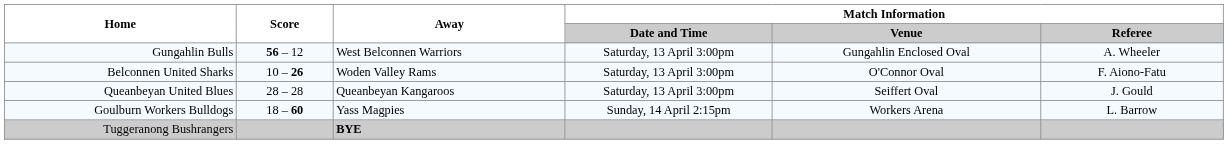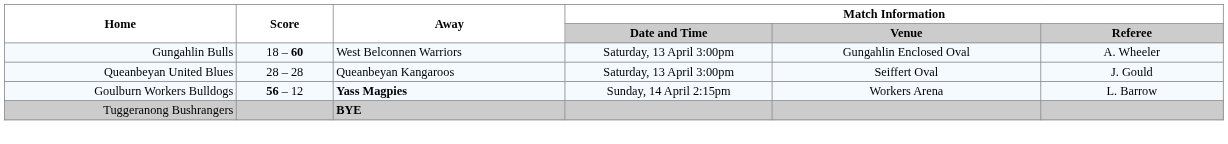(285, 52) 56 – 12 -> (285, 52) 18 – 60
- row: (170, 71)
(285, 110) 18 – 60 -> (285, 91) 56 – 12
(370, 110) normal -> (372, 91) bold
